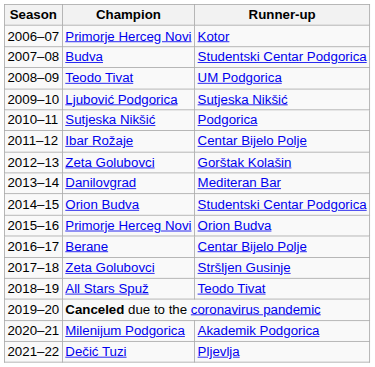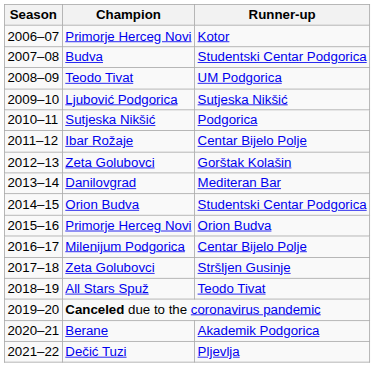(87, 246) Berane -> (125, 246) Milenijum Podgorica
(125, 330) Milenijum Podgorica -> (87, 330) Berane
